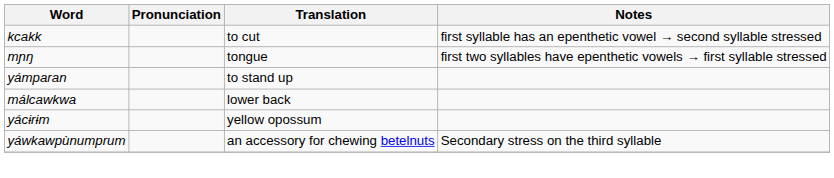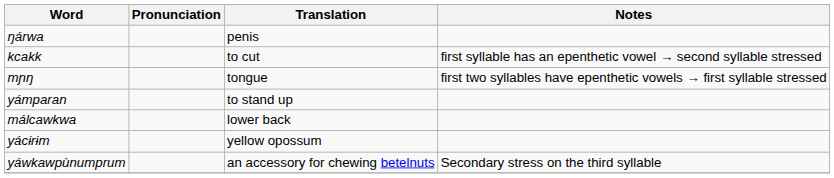+ row: (26, 36)
